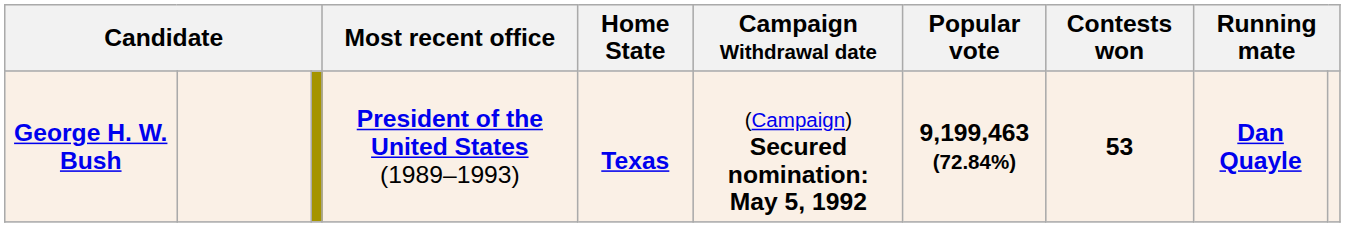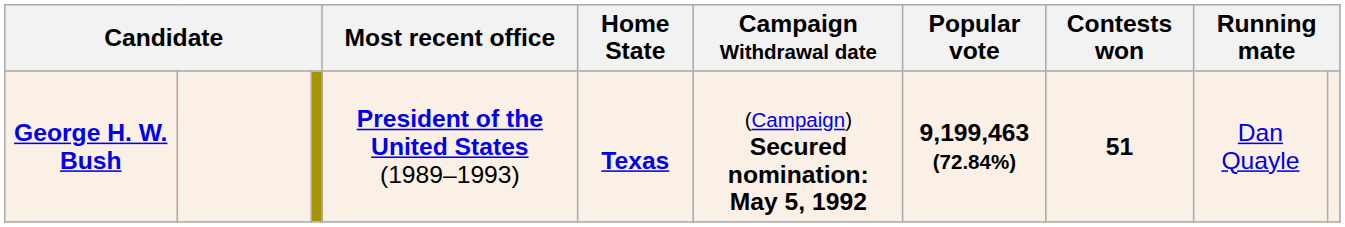(1120, 146) 53 -> (1120, 146) 51
(1261, 146) bold -> (1260, 146) normal
